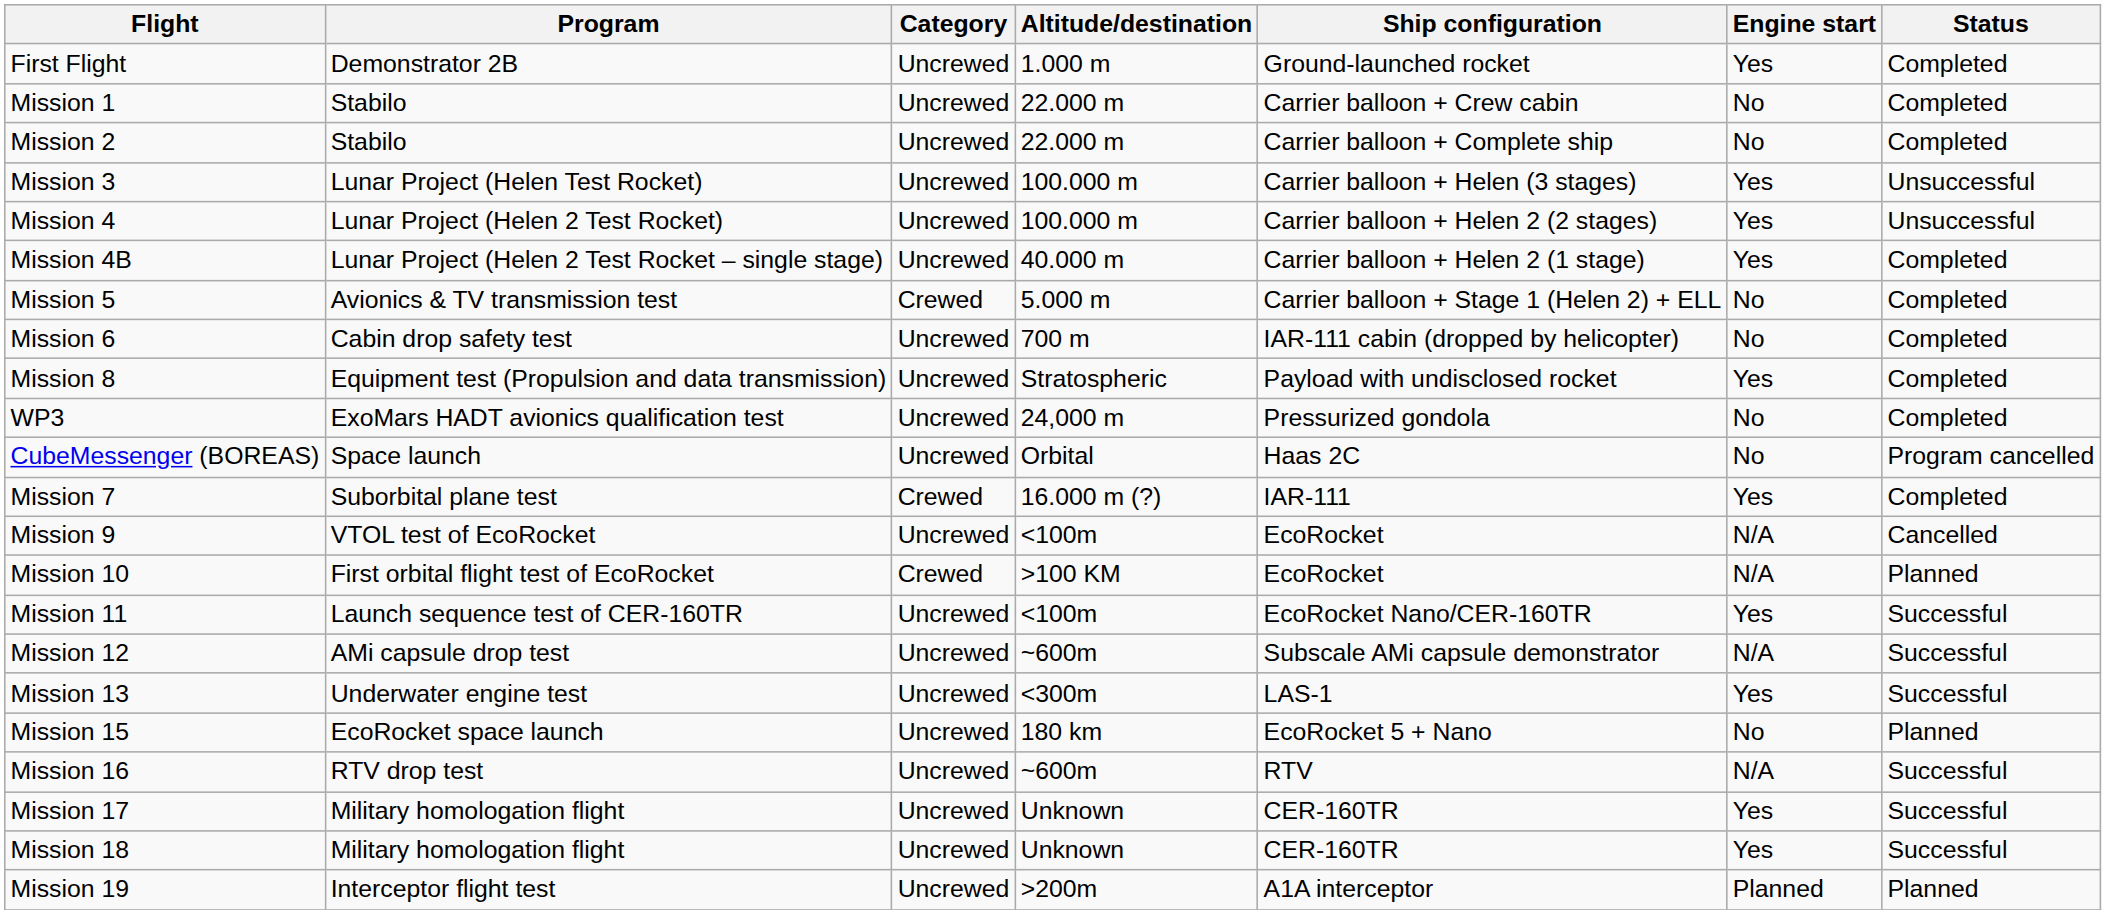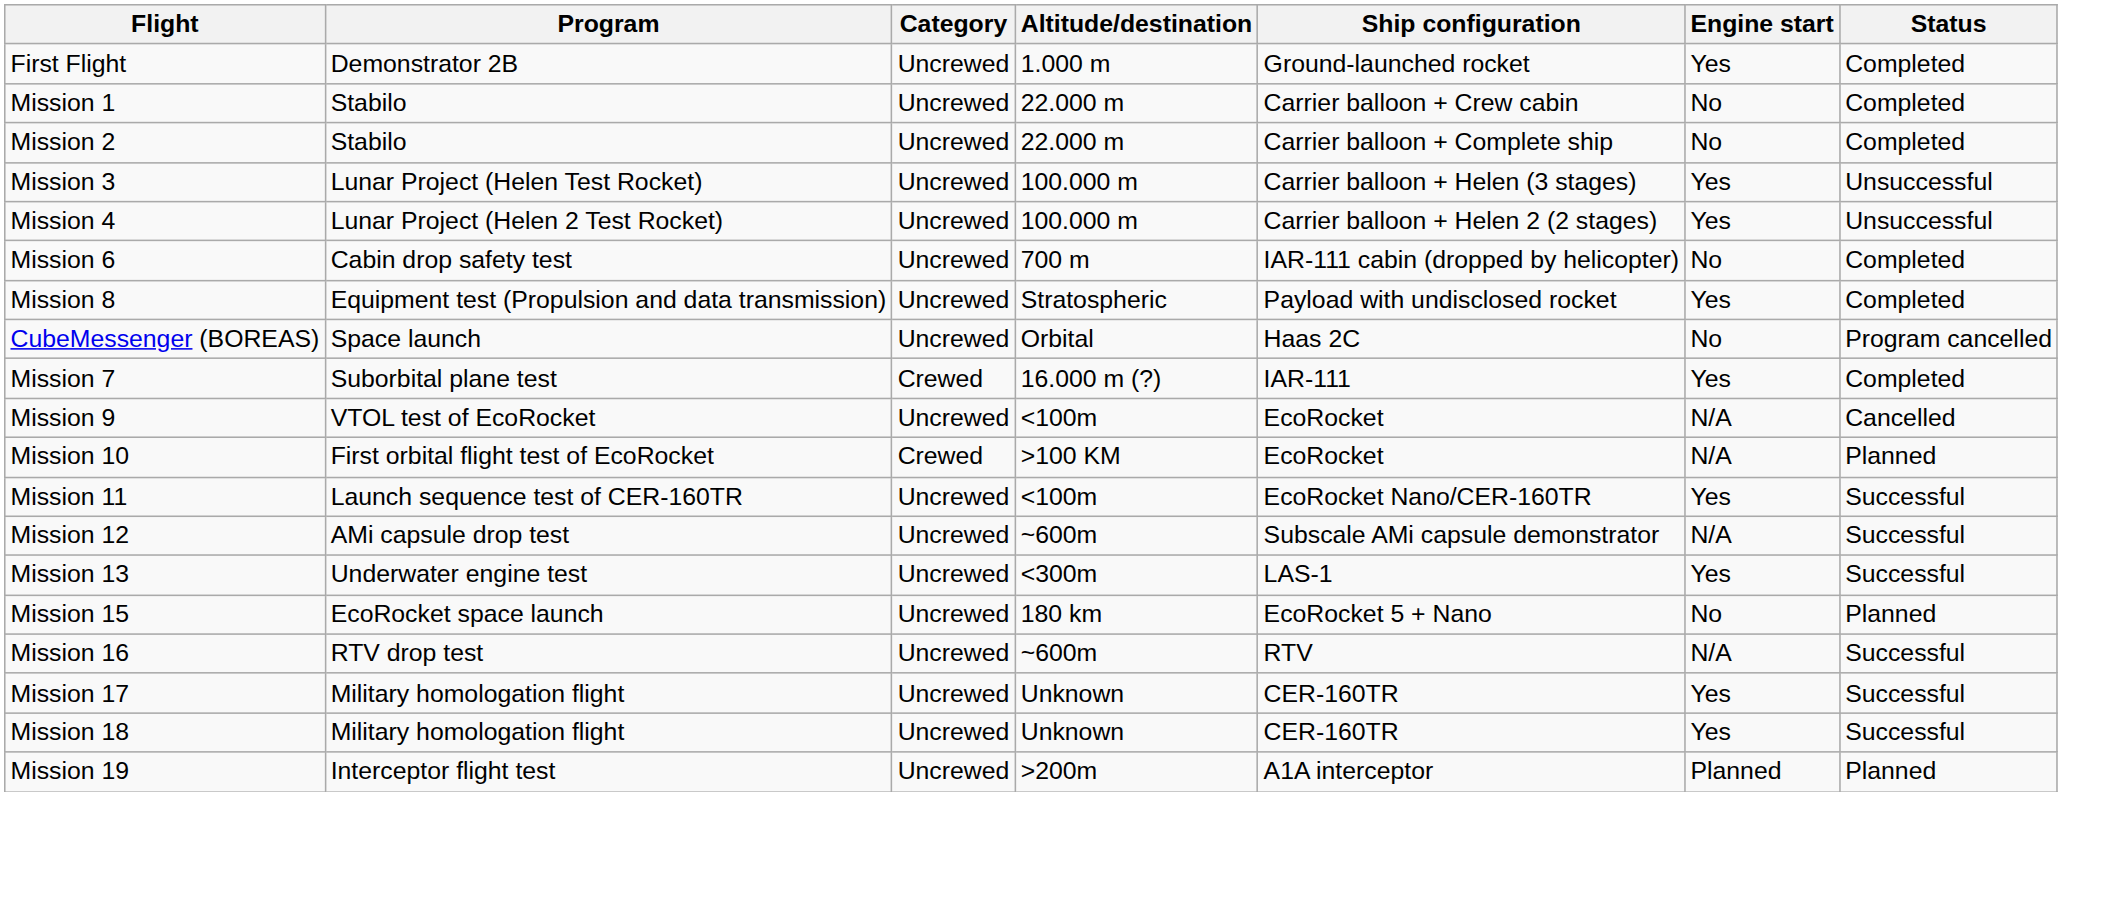- row: (71, 260)
- row: (63, 299)
- row: (37, 417)
